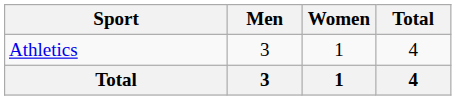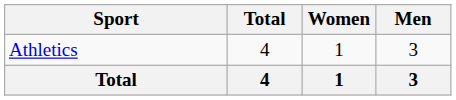columns swapped: (265, 19) <-> (413, 19)
